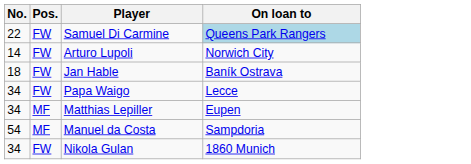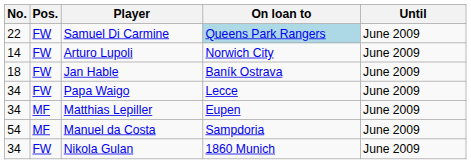+ column: (413, 14)
